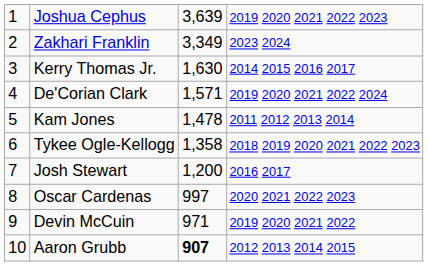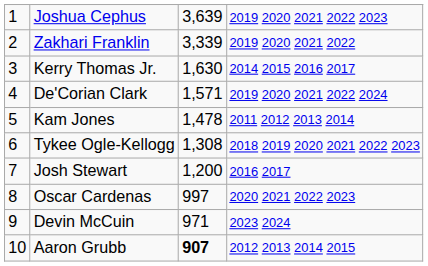(202, 42) 3,349 -> (202, 42) 3,339
(260, 43) 2023 2024 -> (292, 43) 2019 2020 2021 2022
(202, 145) 1,358 -> (202, 145) 1,308
(292, 222) 2019 2020 2021 2022 -> (260, 222) 2023 2024
